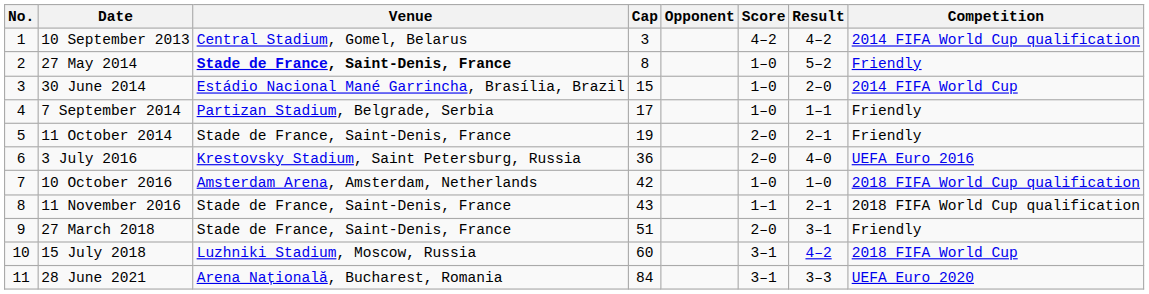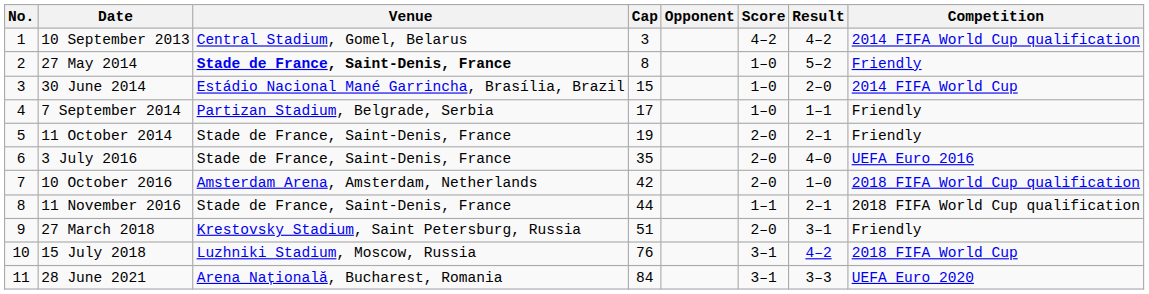(389, 159) Krestovsky Stadium, Saint Petersburg, Russia -> (354, 159) Stade de France, Saint-Denis, France
(645, 159) 36 -> (645, 159) 35
(764, 183) 1–0 -> (764, 183) 2–0
(645, 206) 43 -> (645, 206) 44
(354, 230) Stade de France, Saint-Denis, France -> (389, 230) Krestovsky Stadium, Saint Petersburg, Russia
(645, 254) 60 -> (645, 254) 76
